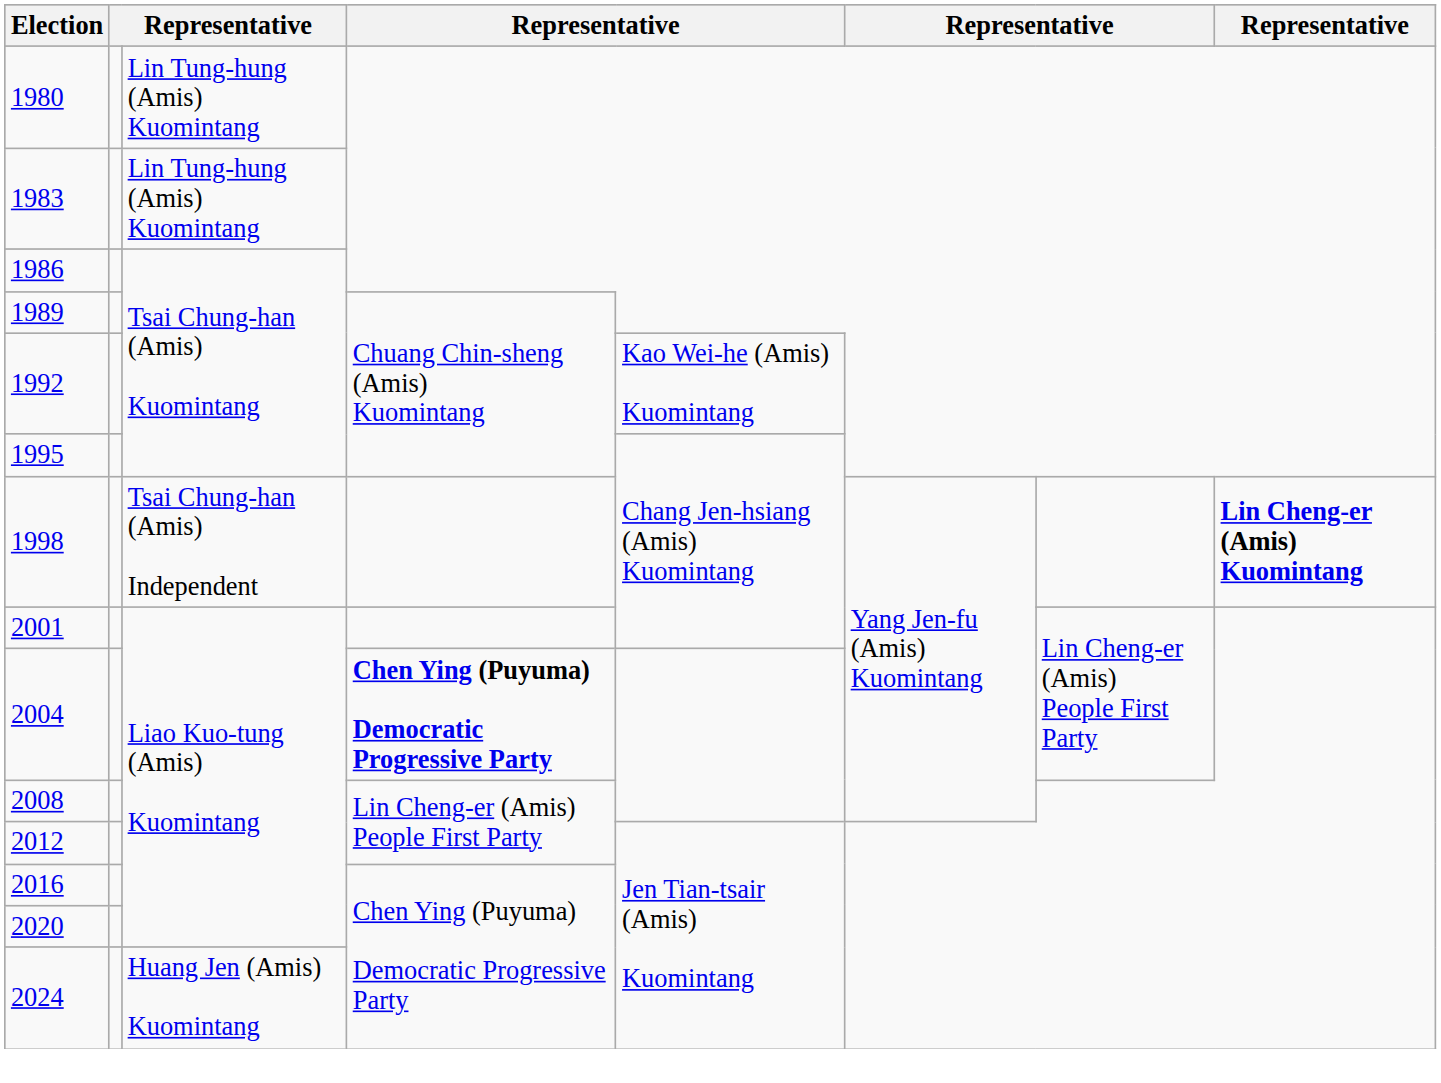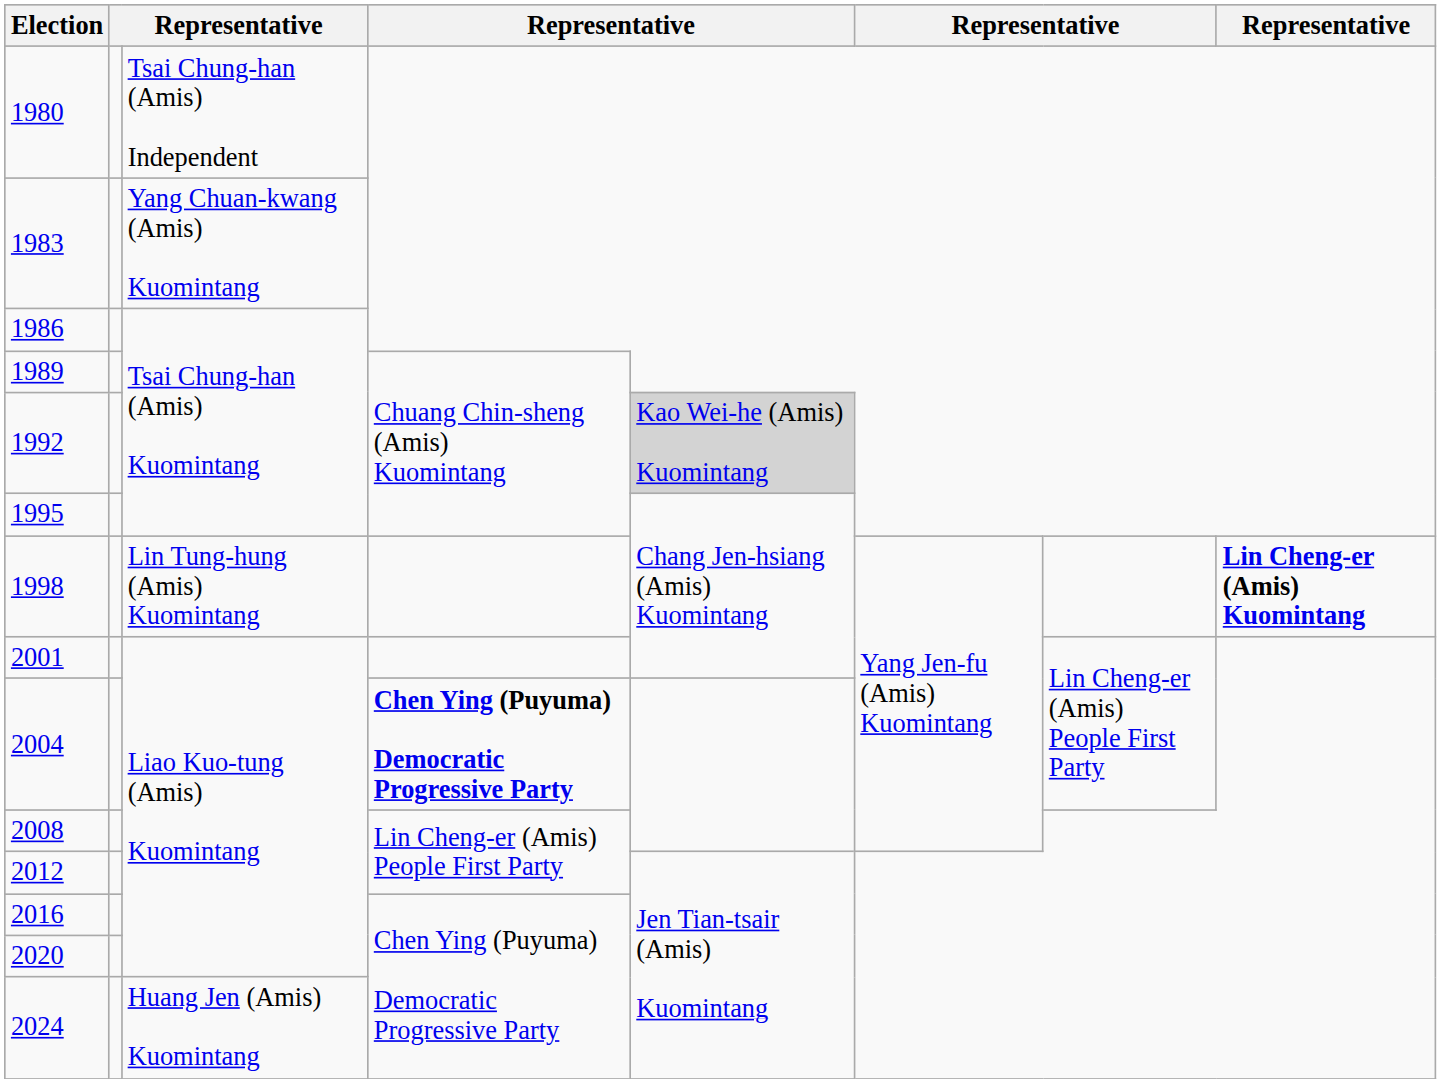(207, 97) Lin Tung-hung (Amis) Kuomintang -> (211, 111) Tsai Chung-han (Amis) Independent
(207, 198) Lin Tung-hung (Amis) Kuomintang -> (232, 242) Yang Chuan-kwang (Amis) Kuomintang
(726, 383) no background -> (740, 442) lightgrey background
(211, 541) Tsai Chung-han (Amis) Independent -> (207, 585) Lin Tung-hung (Amis) Kuomintang
